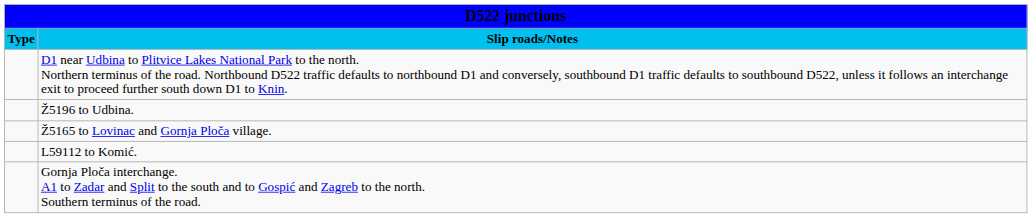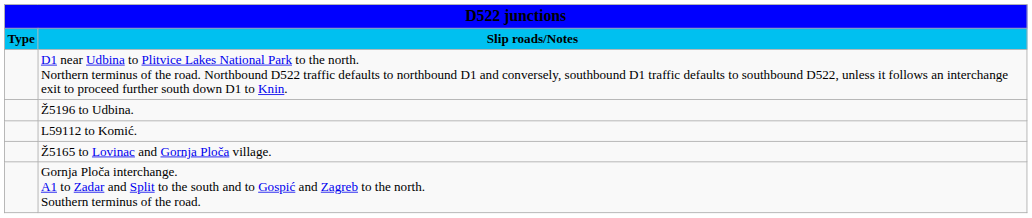rows swapped: (89, 151) <-> (156, 130)
